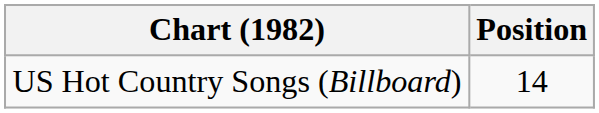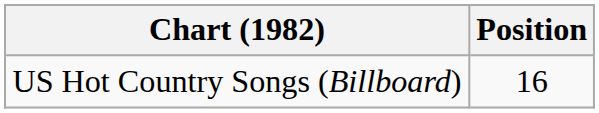(532, 81) 14 -> (532, 81) 16
